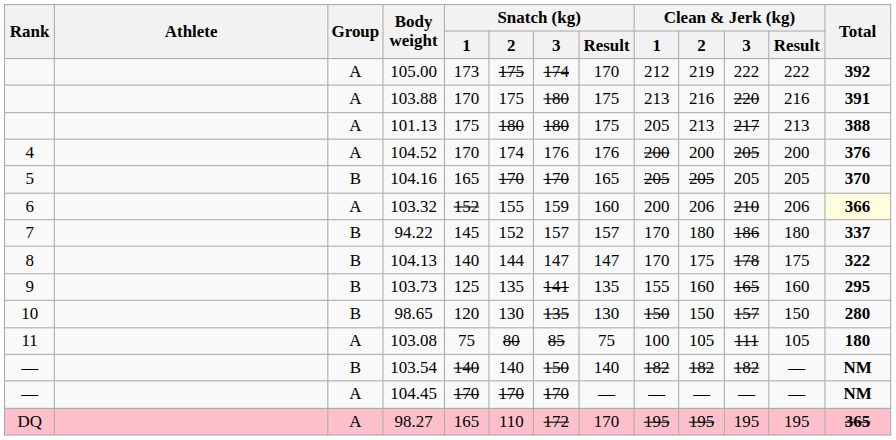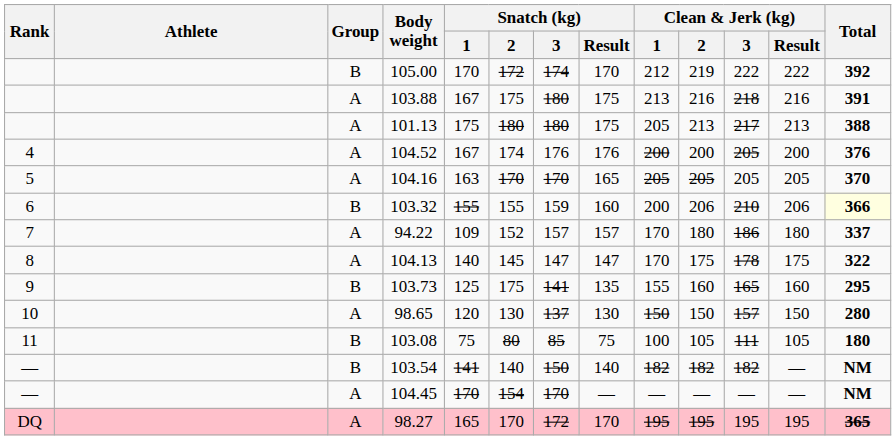(355, 71) A -> (355, 71) B
(466, 71) 173 -> (466, 71) 170
(511, 71) 175 -> (511, 71) 172
(466, 98) 170 -> (466, 98) 167
(747, 98) 220 -> (747, 98) 218
(466, 152) 170 -> (466, 152) 167
(355, 179) B -> (355, 179) A
(466, 179) 165 -> (466, 179) 163
(355, 206) A -> (355, 206) B
(466, 206) 152 -> (466, 206) 155
(355, 233) B -> (355, 233) A
(466, 233) 145 -> (466, 233) 109
(355, 260) B -> (355, 260) A
(511, 260) 144 -> (511, 260) 145
(511, 286) 135 -> (511, 286) 175
(355, 313) B -> (355, 313) A
(556, 313) 135 -> (556, 313) 137
(355, 340) A -> (355, 340) B
(466, 367) 140 -> (466, 367) 141
(511, 394) 170 -> (511, 394) 154
(511, 421) 110 -> (511, 421) 170
